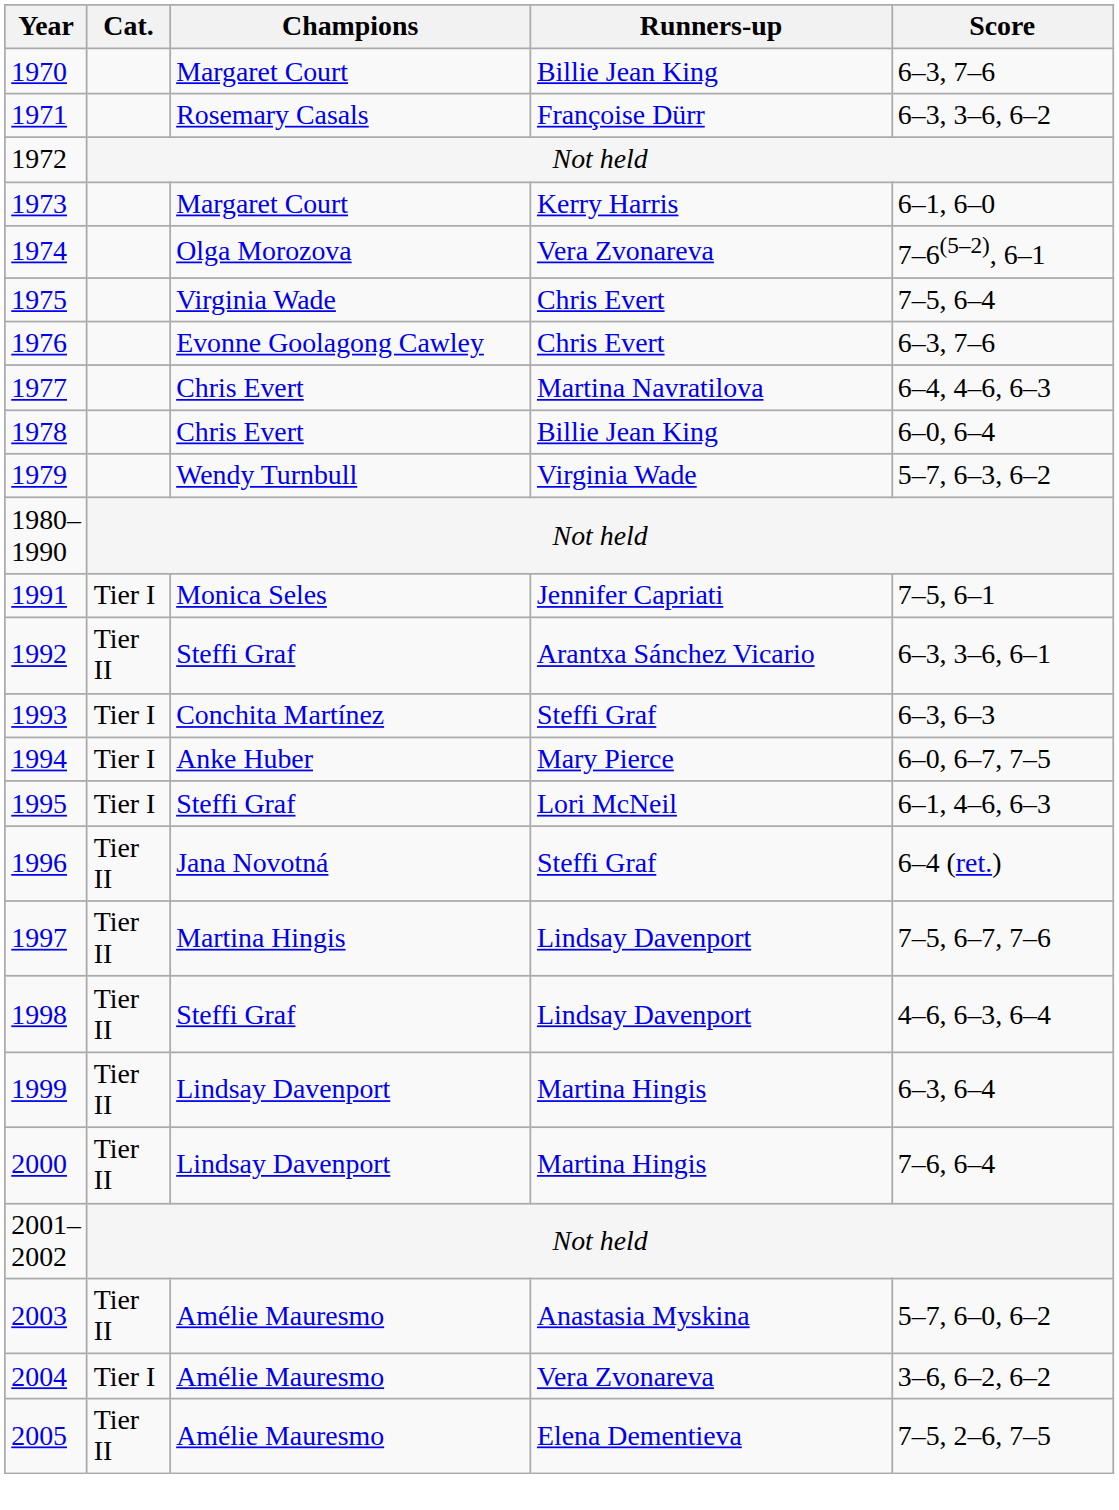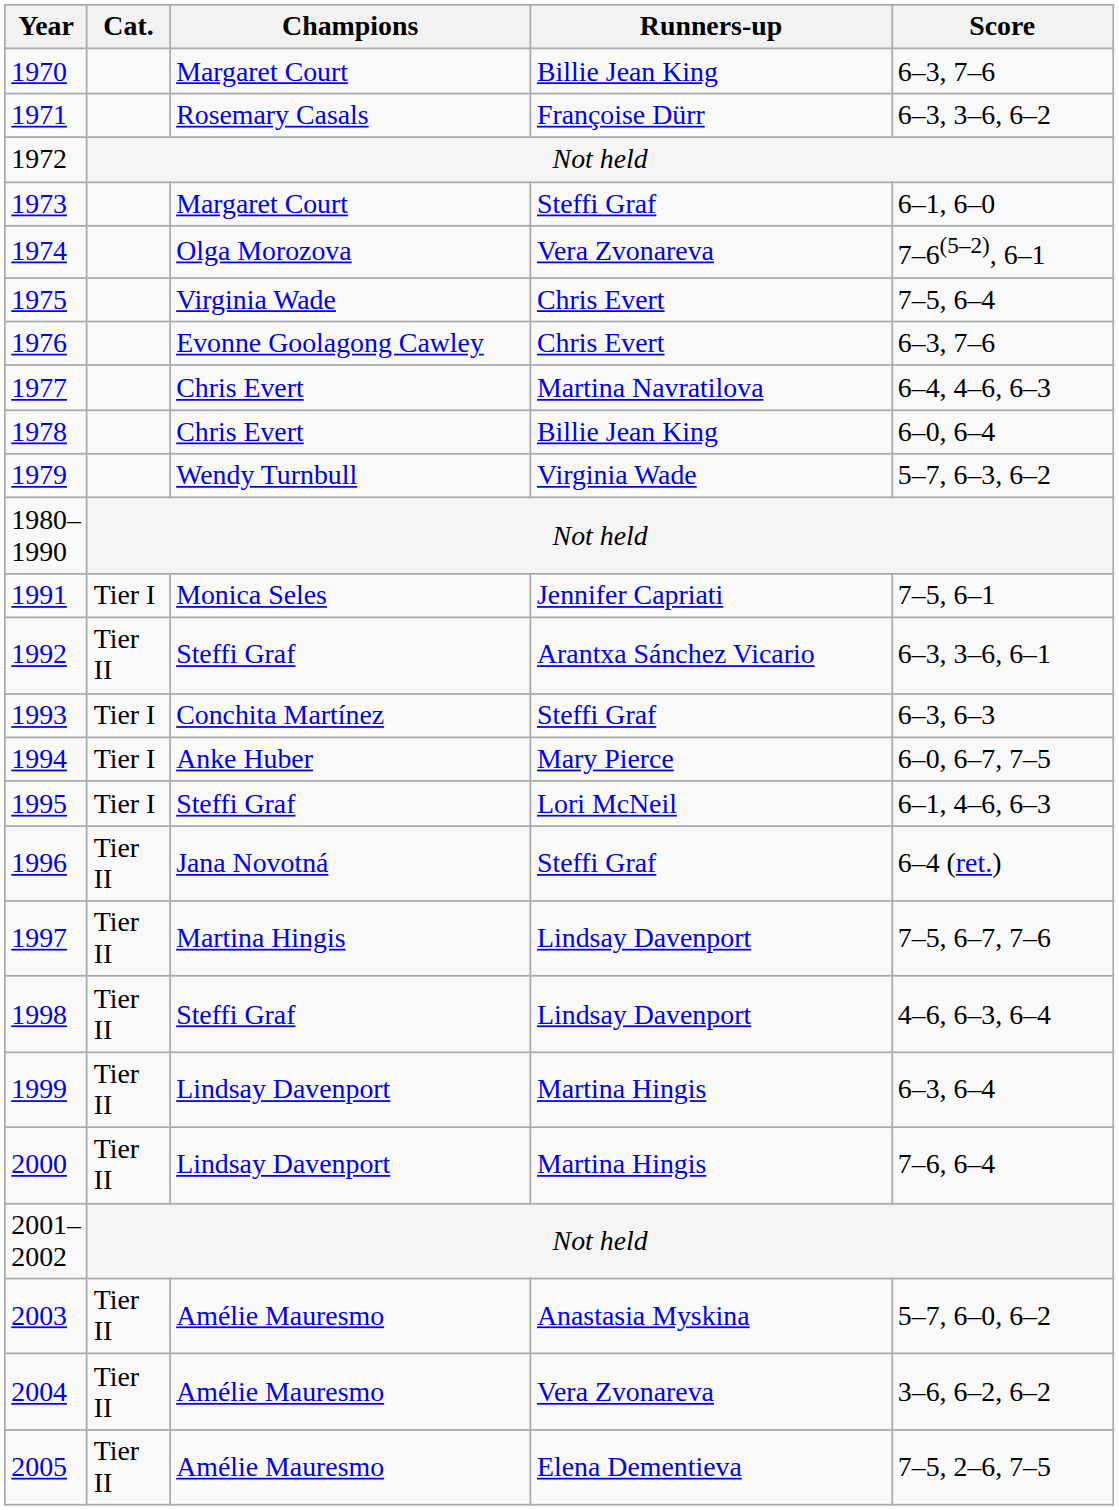(608, 203) Kerry Harris -> (597, 203) Steffi Graf
(125, 1375) Tier I -> (116, 1391) Tier II
